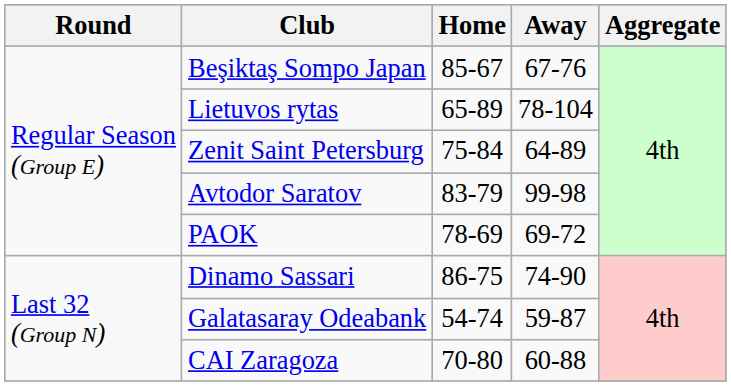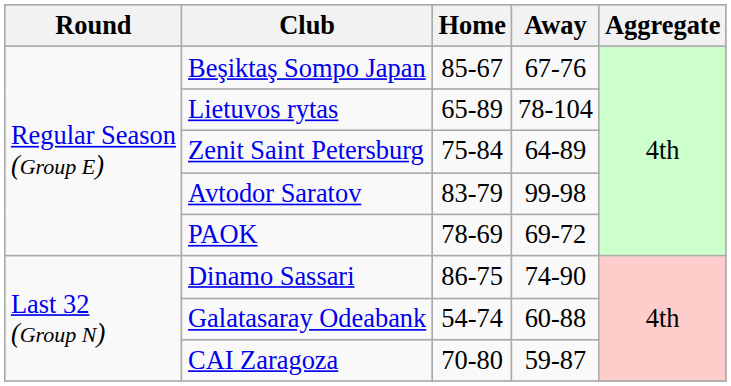(555, 318) 59-87 -> (555, 318) 60-88
(555, 360) 60-88 -> (555, 360) 59-87
